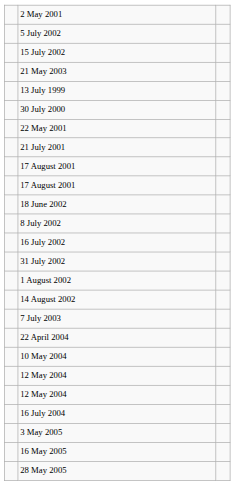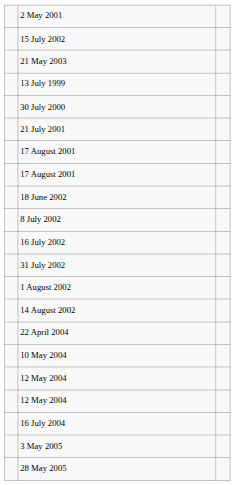- row: (11, 34)
- row: (11, 129)
- row: (11, 319)
- row: (11, 452)
